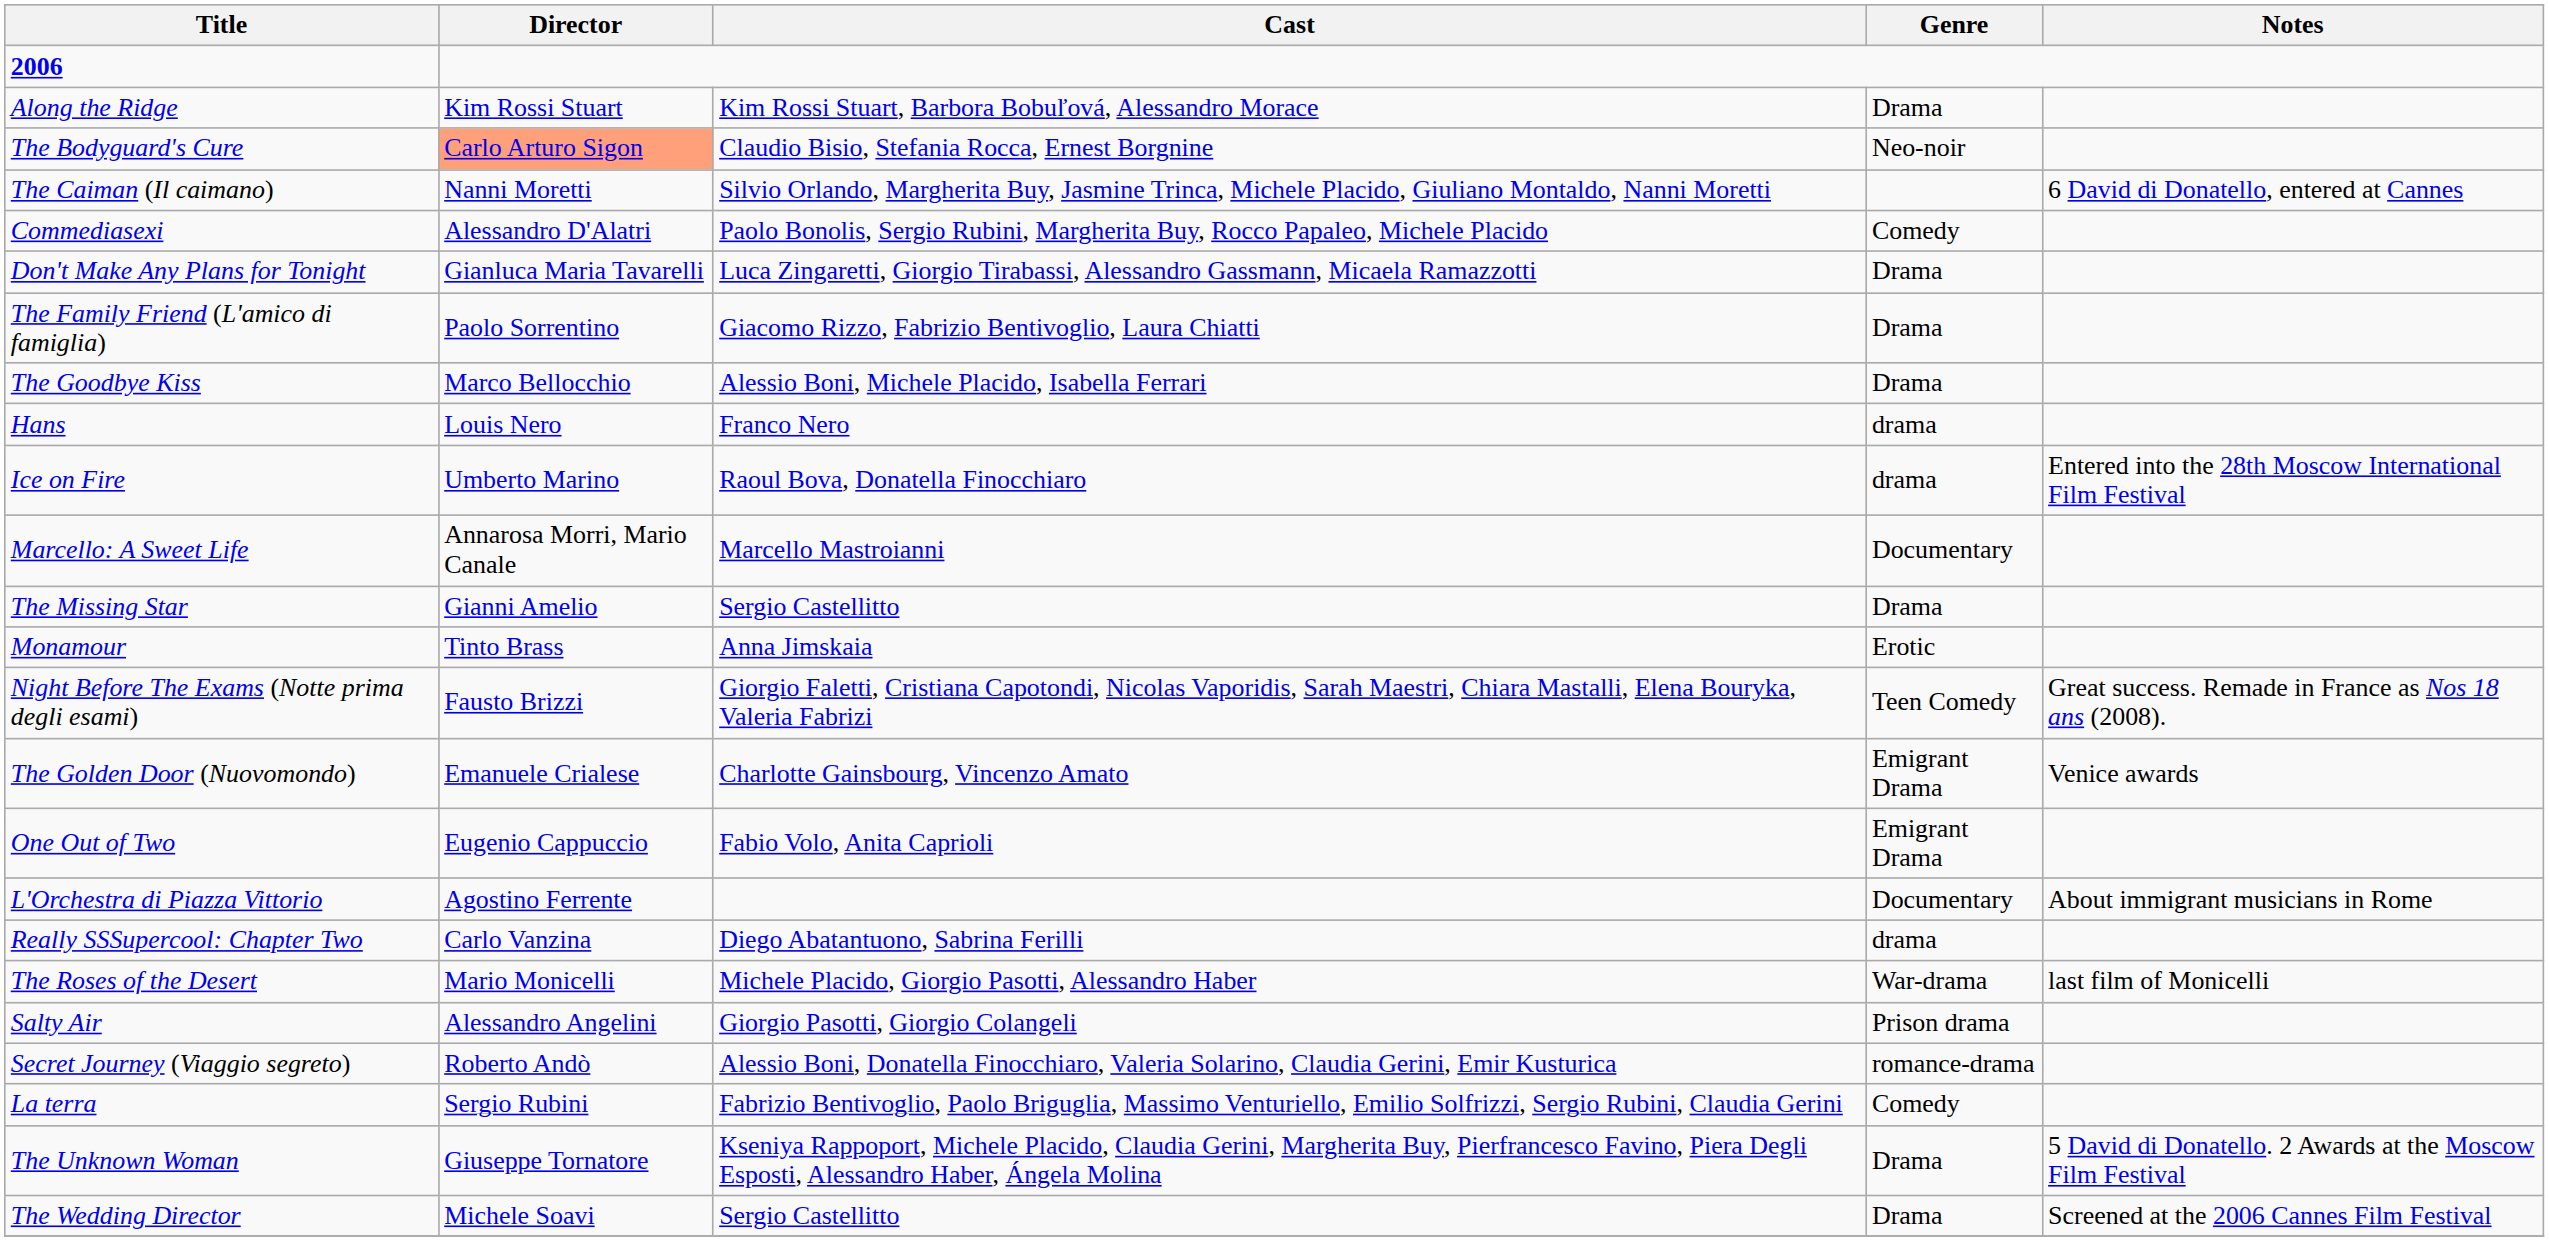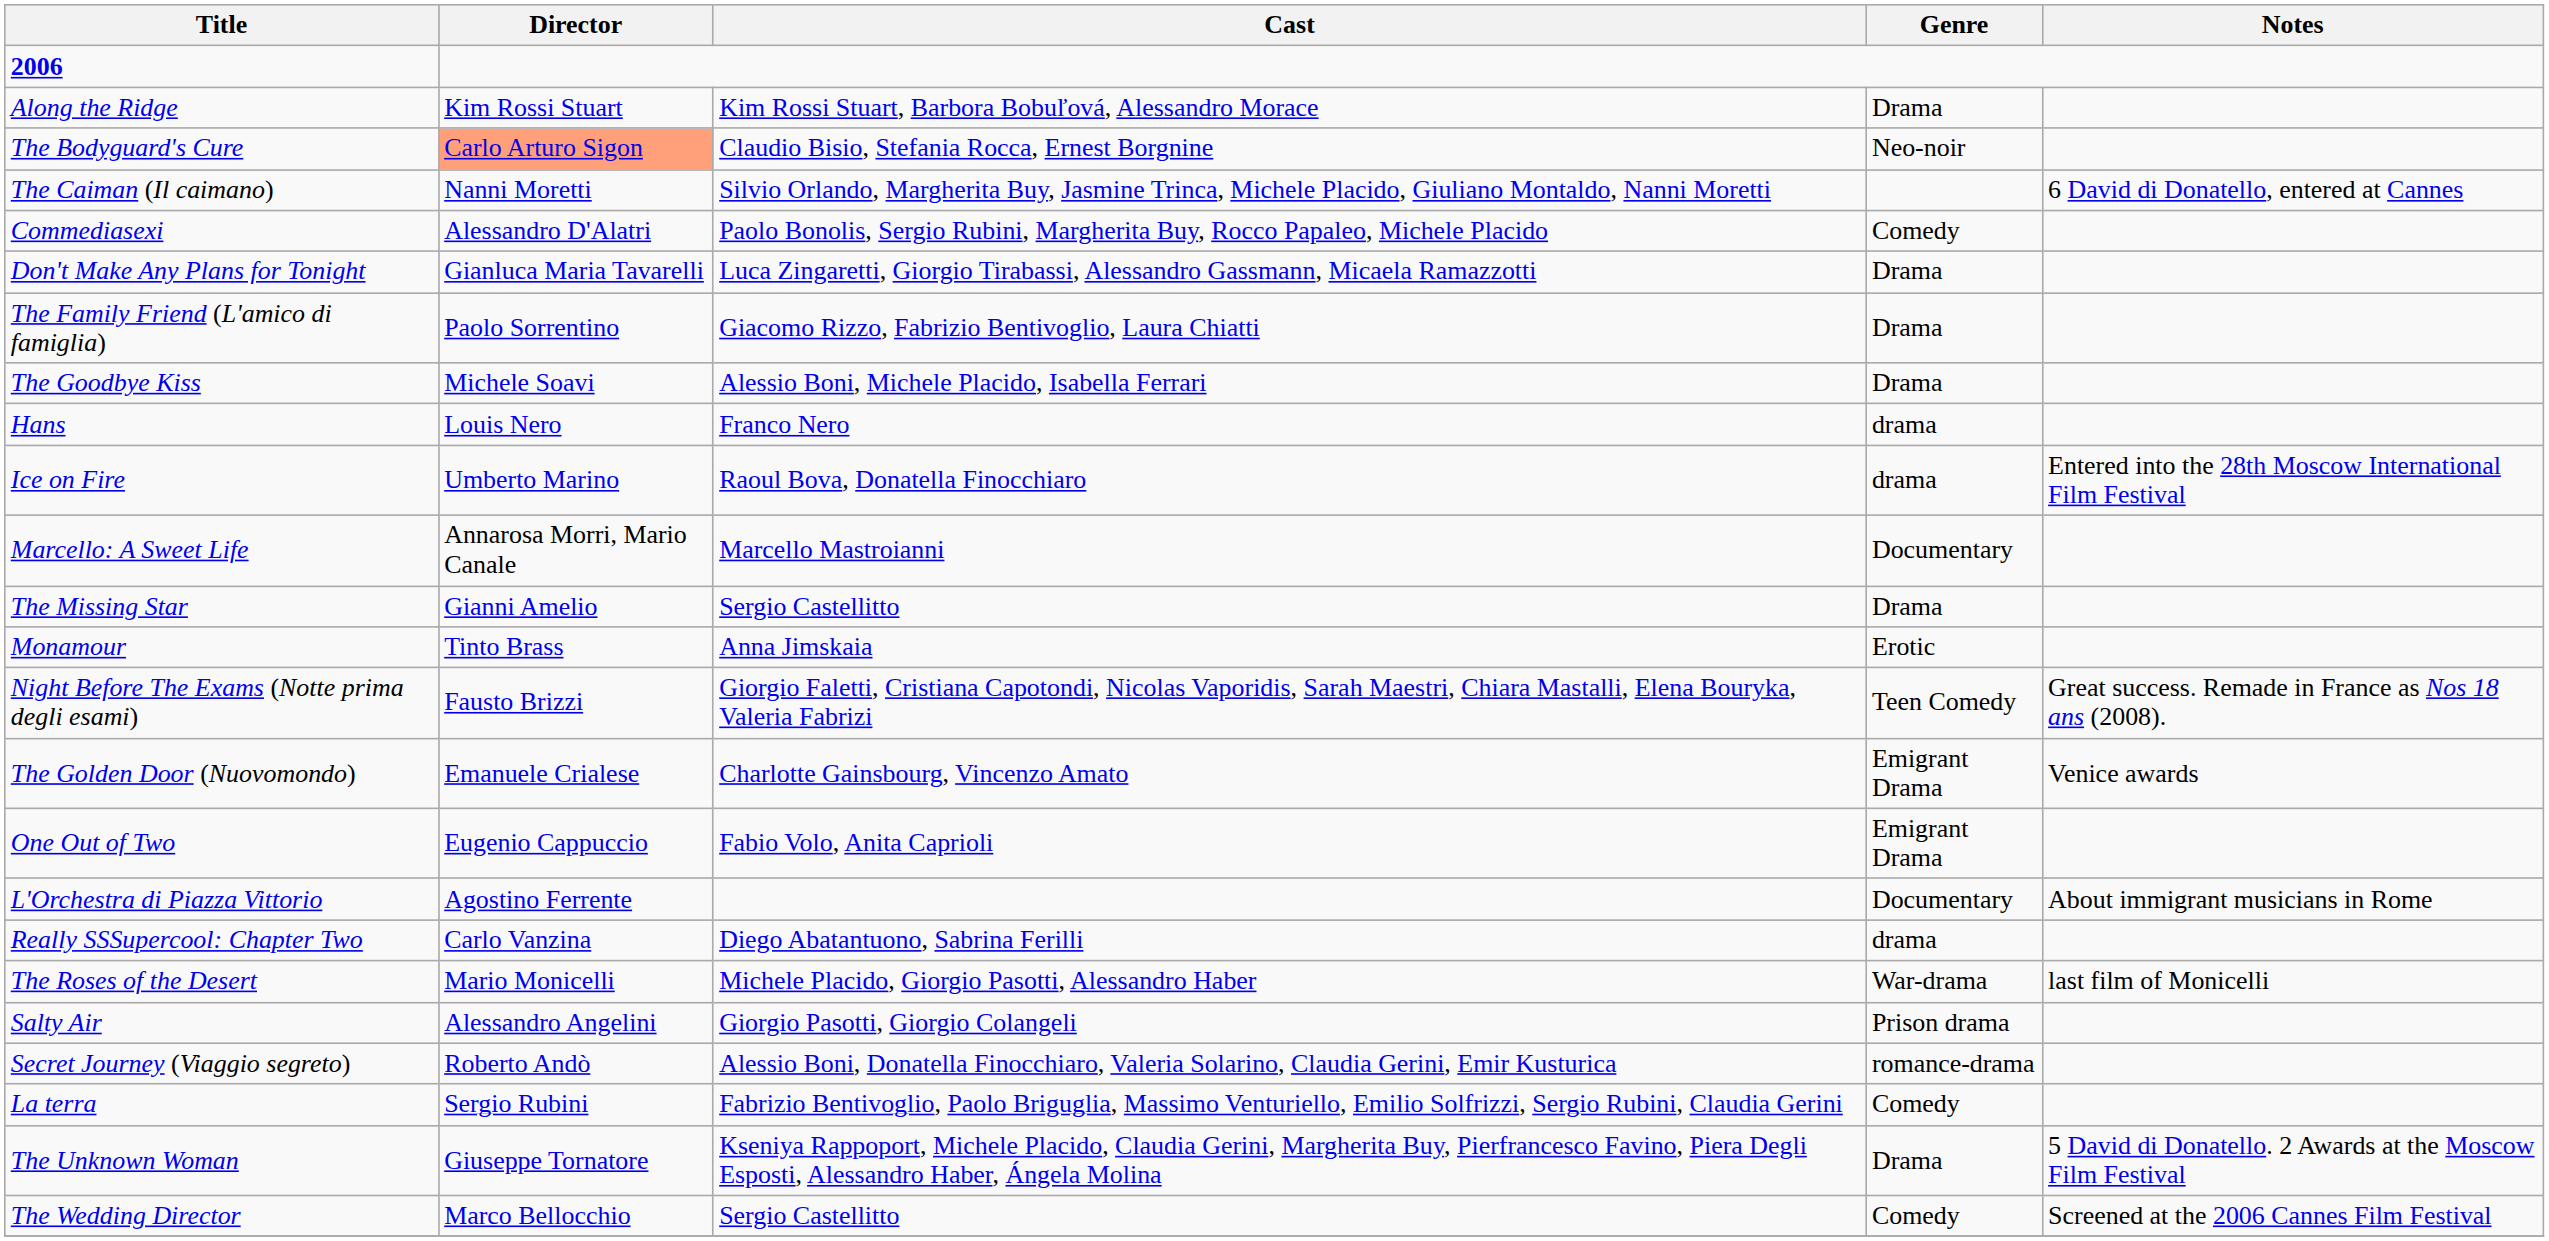(537, 383) Marco Bellocchio -> (519, 383) Michele Soavi
(519, 1215) Michele Soavi -> (537, 1215) Marco Bellocchio
(1907, 1215) Drama -> (1916, 1215) Comedy
